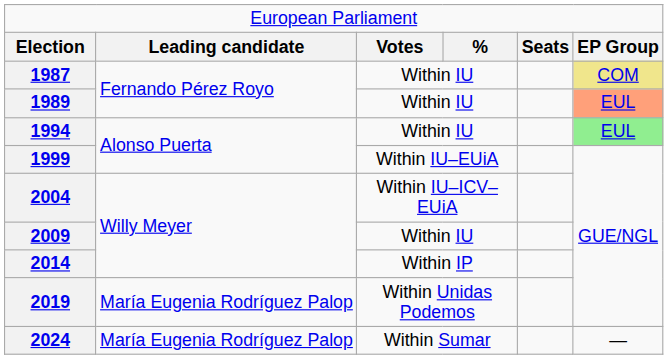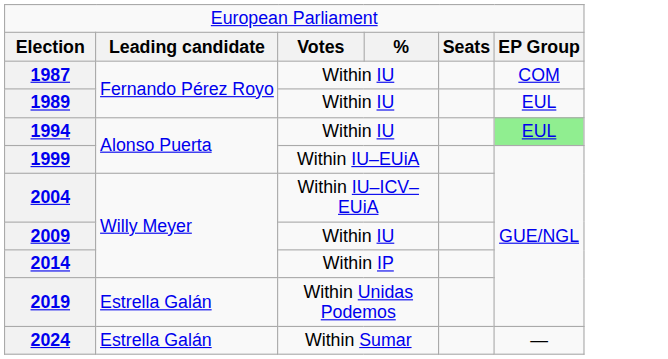(618, 74) khaki background -> (539, 74) no background
(618, 103) lightsalmon background -> (539, 103) no background
(226, 302) María Eugenia Rodríguez Palop -> (156, 302) Estrella Galán
(226, 340) María Eugenia Rodríguez Palop -> (156, 340) Estrella Galán
